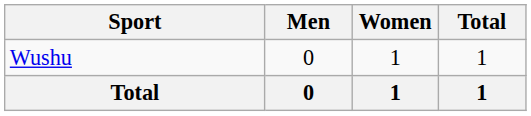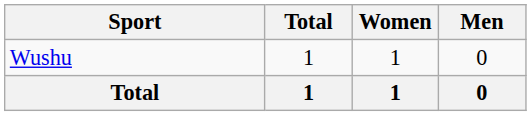columns swapped: (308, 22) <-> (482, 22)
